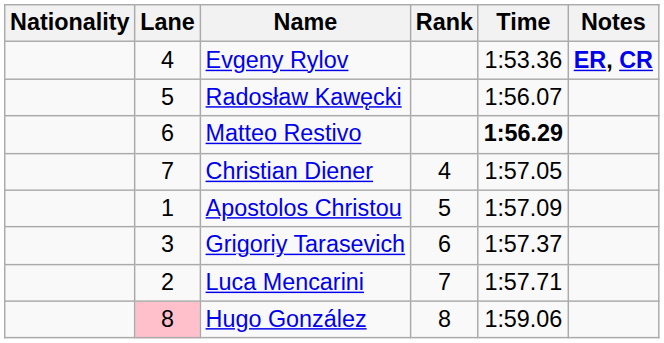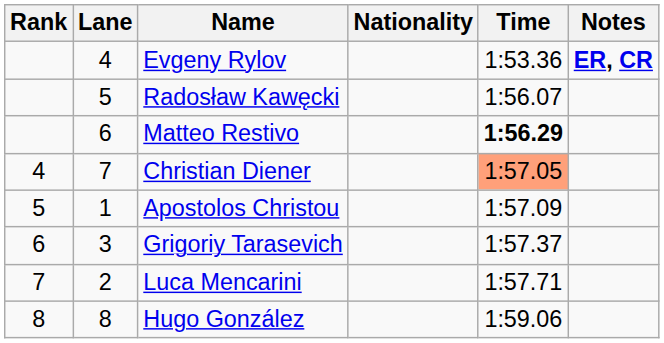columns swapped: (444, 23) <-> (70, 23)
(523, 171) no background -> (523, 171) lightsalmon background
(168, 319) pink background -> (105, 319) no background
